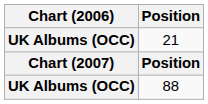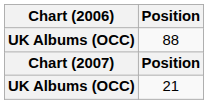rows swapped: (171, 39) <-> (171, 87)
